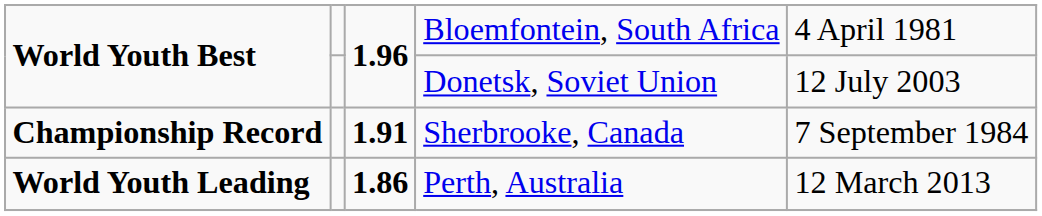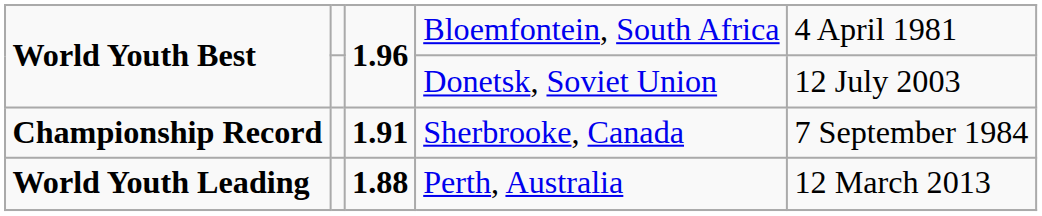(380, 183) 1.86 -> (380, 183) 1.88
